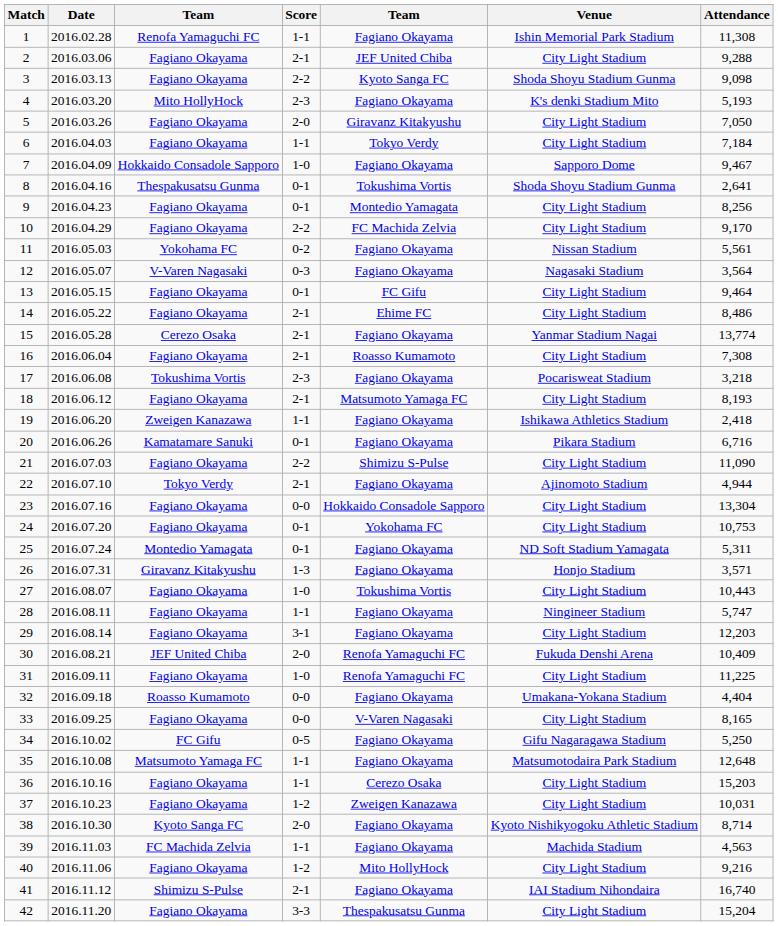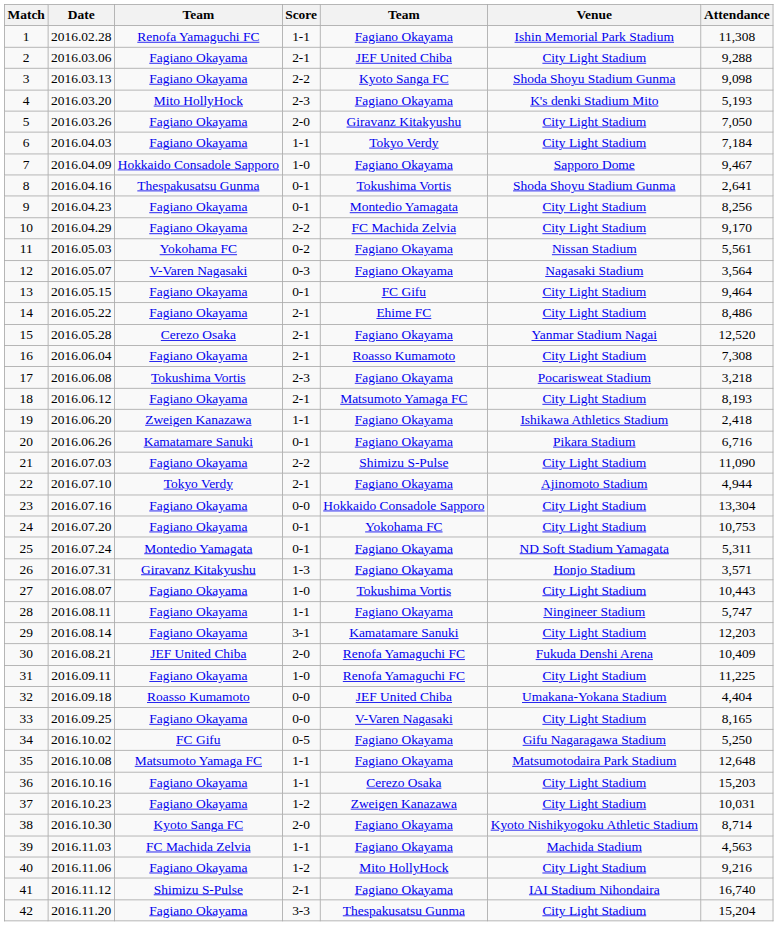(737, 334) 13,774 -> (737, 334) 12,520
(404, 633) Fagiano Okayama -> (404, 633) Kamatamare Sanuki
(404, 697) Fagiano Okayama -> (404, 697) JEF United Chiba
